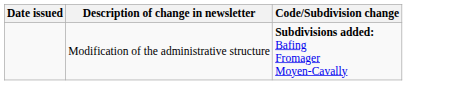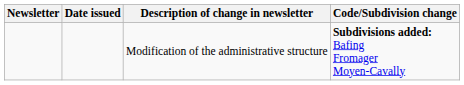+ column: (33, 13)
